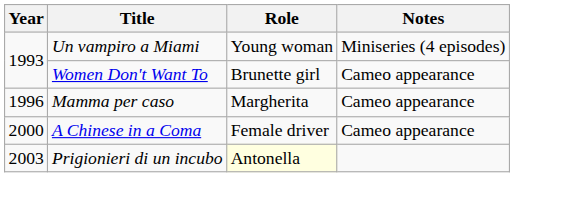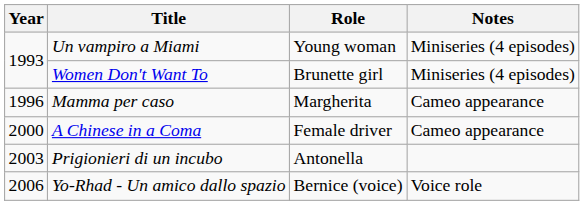(408, 74) Cameo appearance -> (493, 74) Miniseries (4 episodes)
(265, 158) lightyellow background -> (328, 158) no background
+ row: (169, 185)
